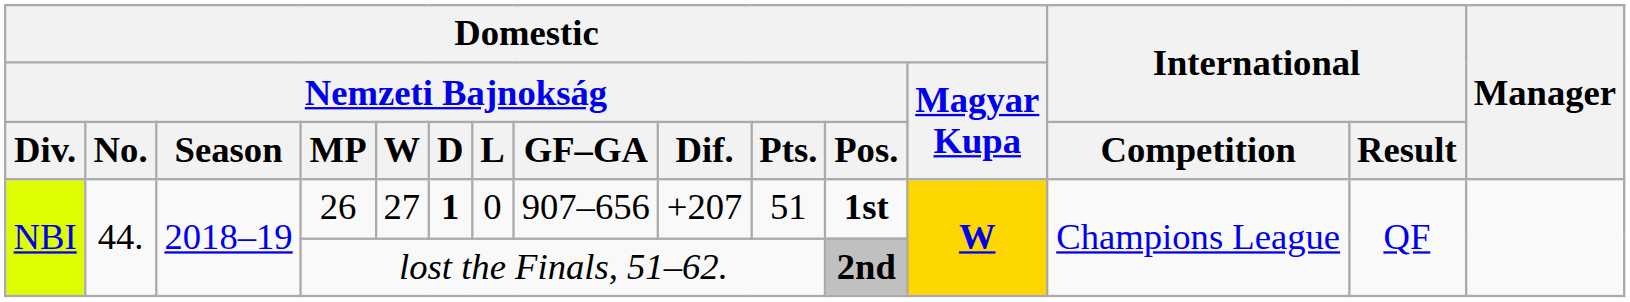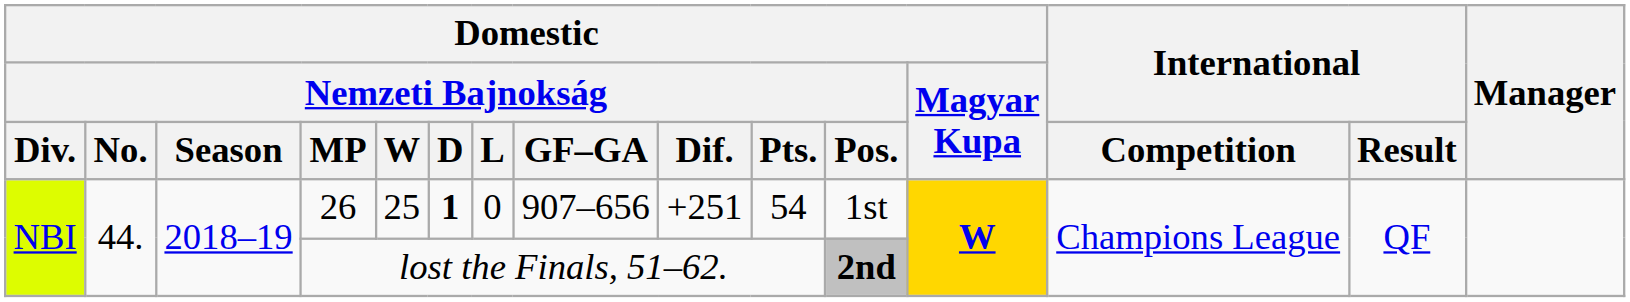(402, 207) 27 -> (402, 207) 25
(705, 207) +207 -> (705, 207) +251
(788, 207) 51 -> (788, 207) 54
(866, 207) bold -> (866, 207) normal
